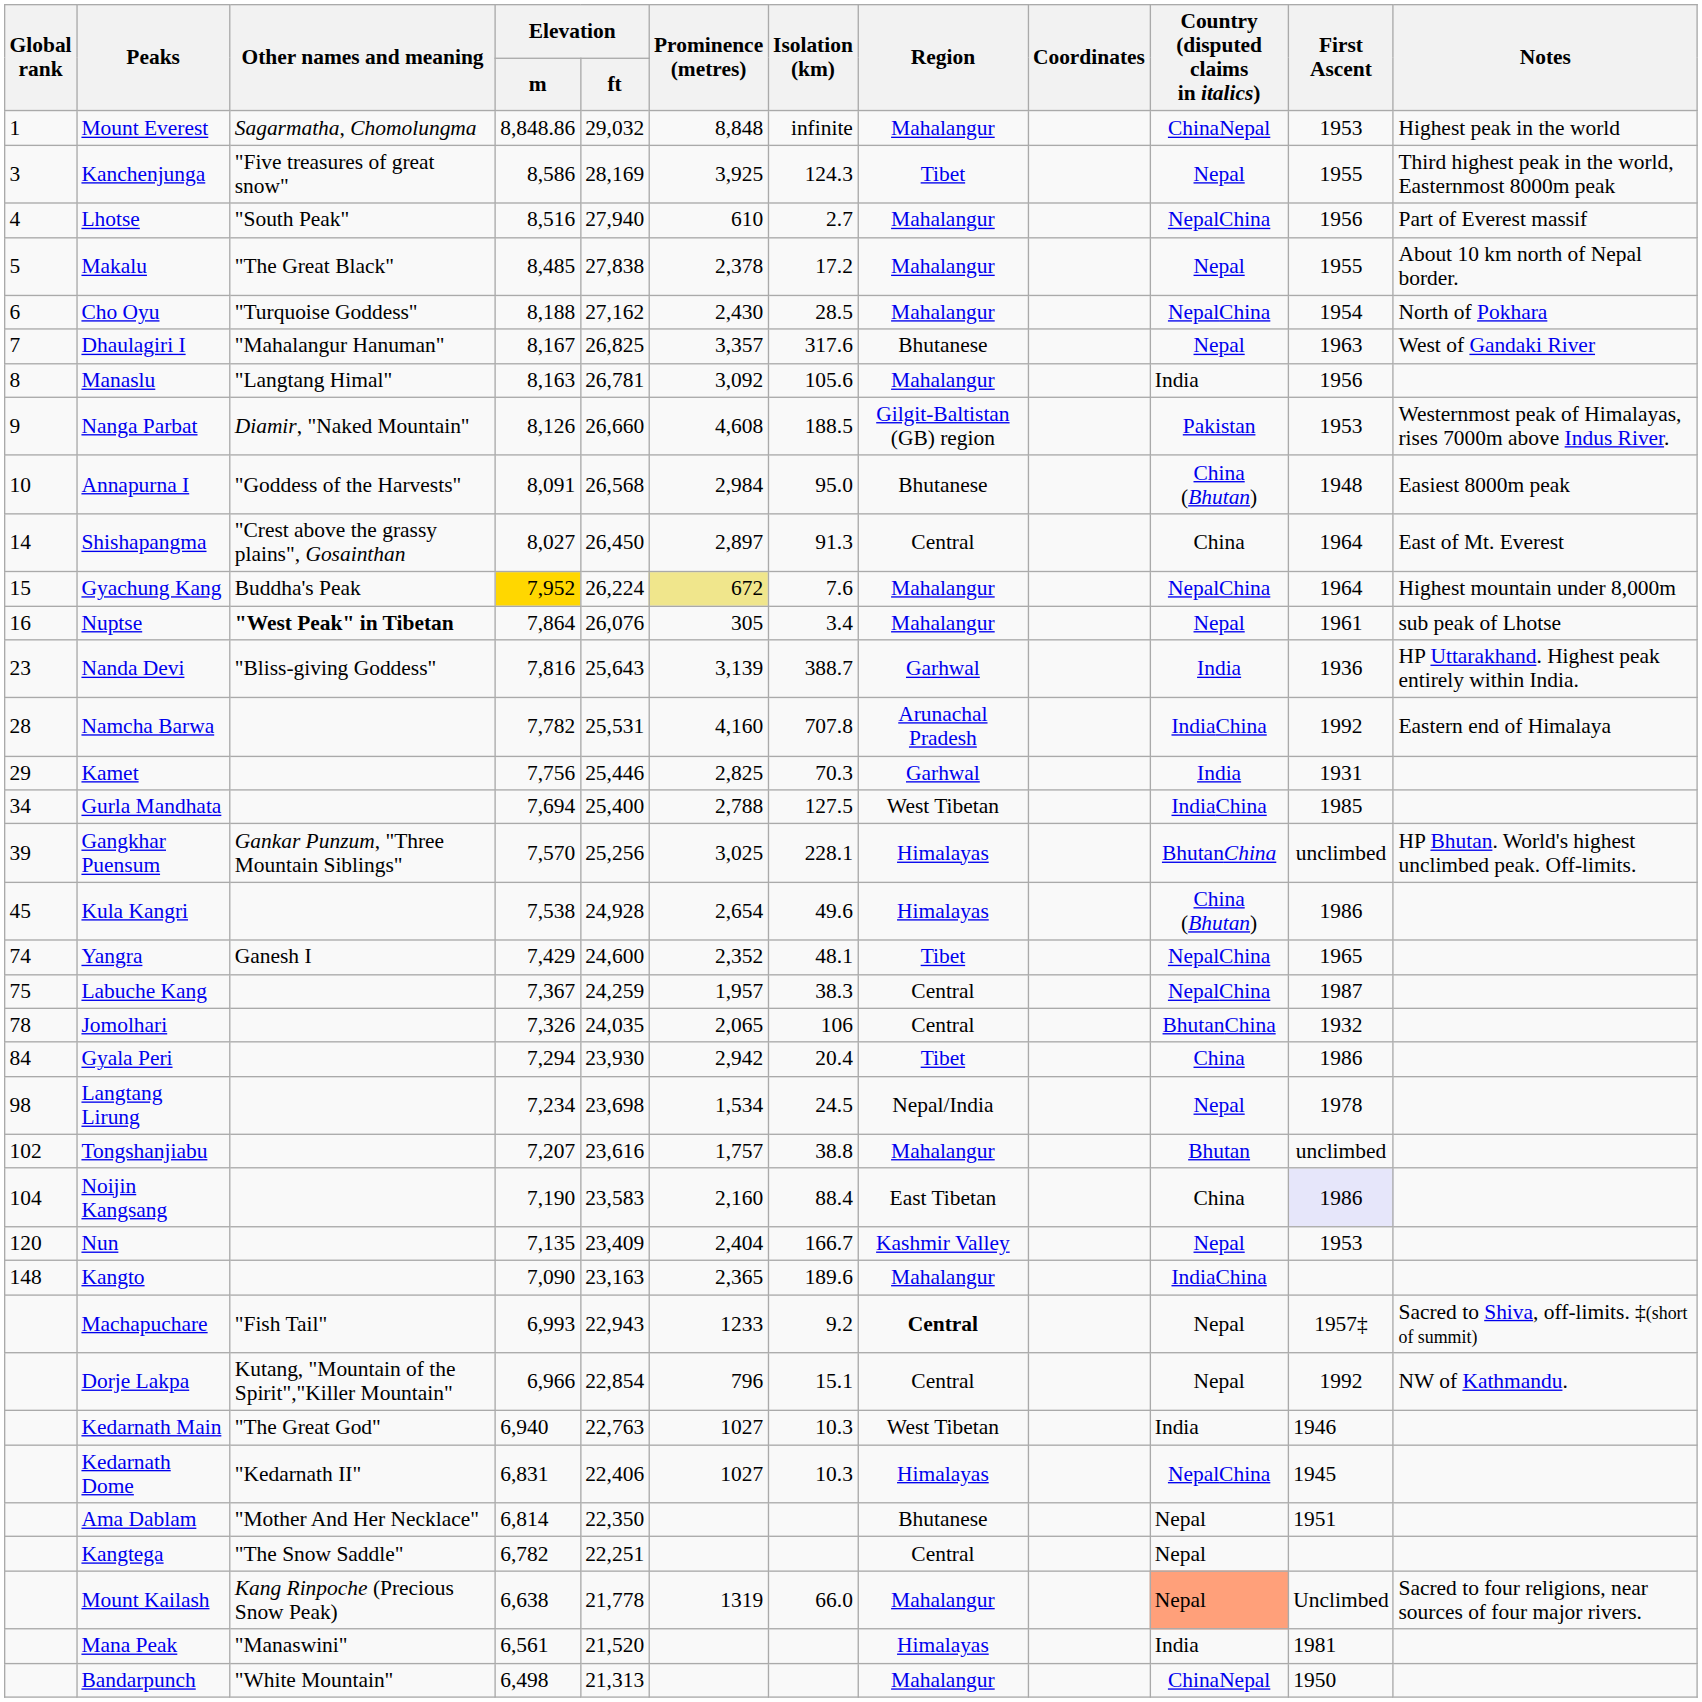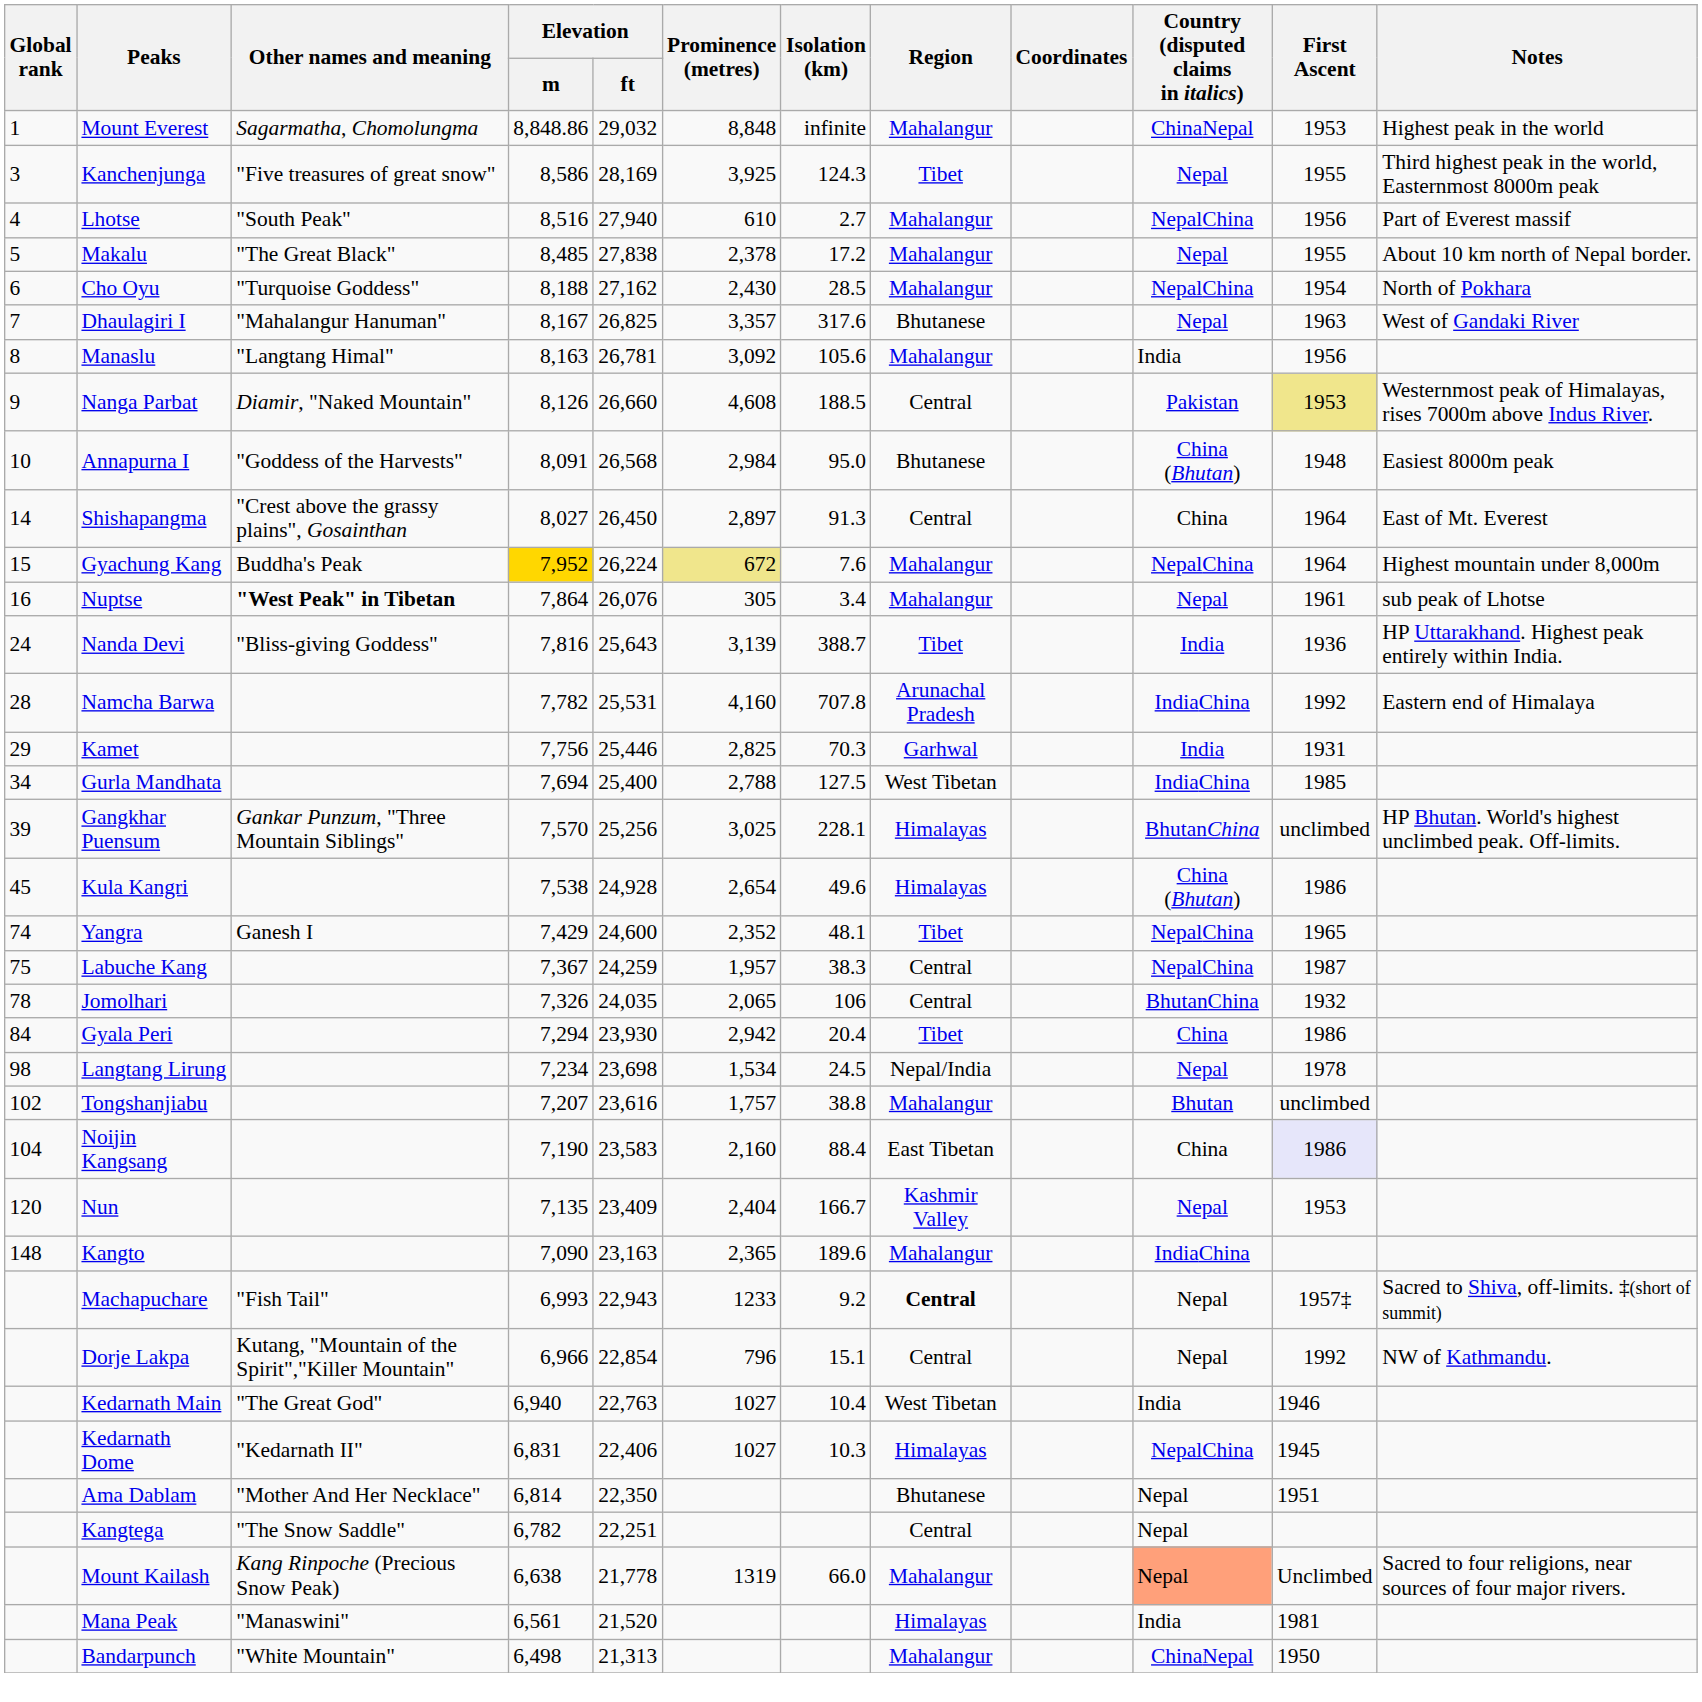(943, 426) Gilgit-Baltistan (GB) region -> (941, 402) Central
(1341, 426) no background -> (1325, 402) khaki background
(20, 668) 23 -> (20, 644) 24
(943, 668) Garhwal -> (941, 644) Tibet
(834, 1427) 10.3 -> (847, 1403) 10.4
